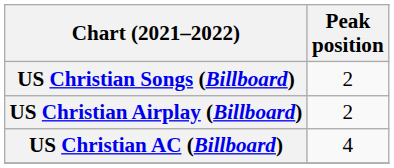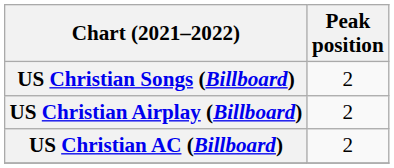(348, 145) 4 -> (348, 145) 2
